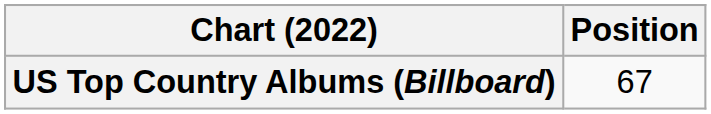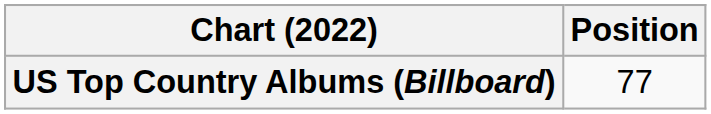(635, 81) 67 -> (635, 81) 77
